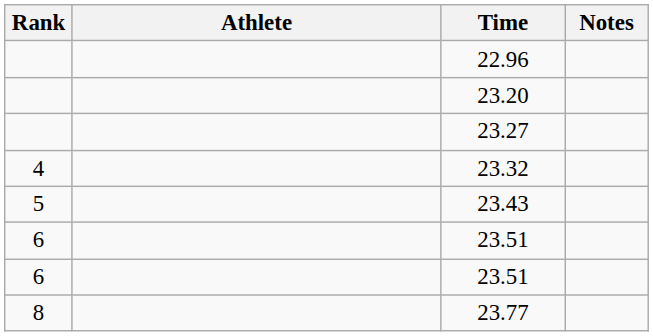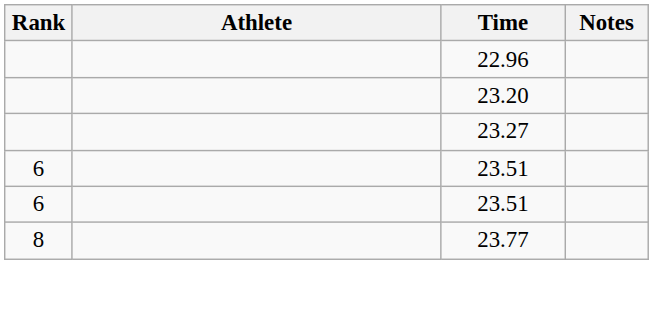- row: (39, 167)
- row: (39, 204)
